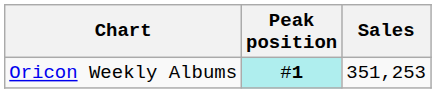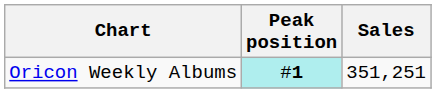(386, 73) 351,253 -> (386, 73) 351,251
